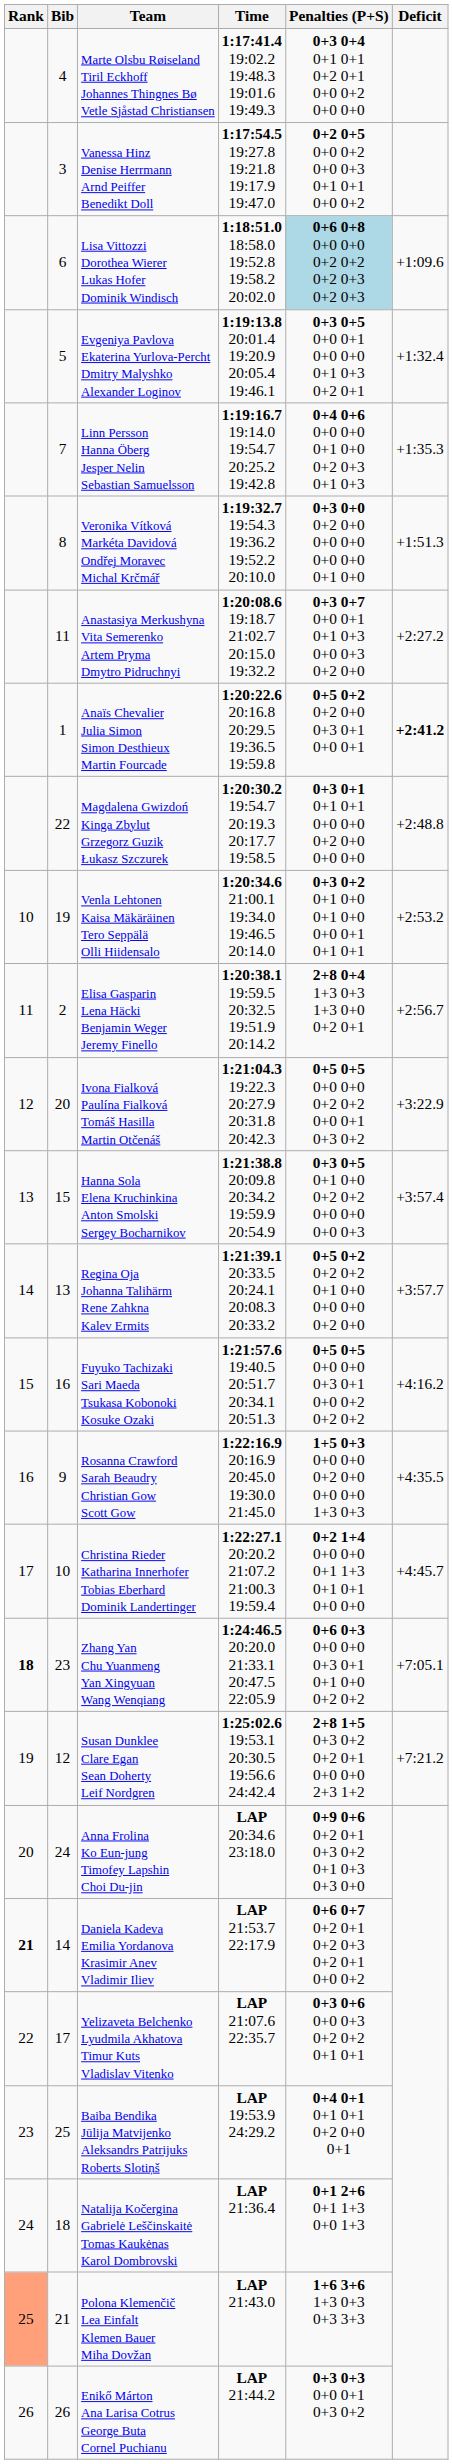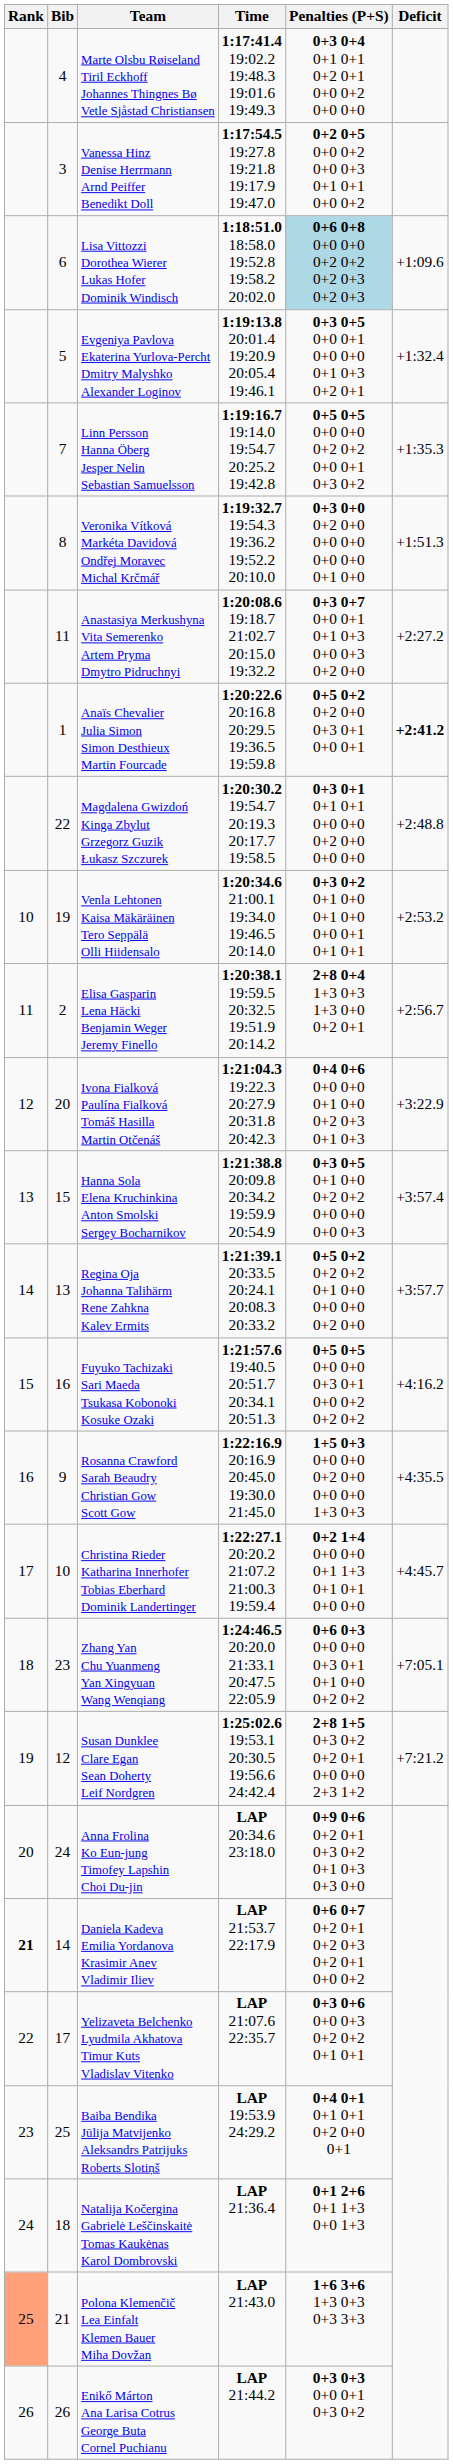(339, 449) 0+4 0+6 0+0 0+0 0+1 0+0 0+2 0+3 0+1 0+3 -> (339, 449) 0+5 0+5 0+0 0+0 0+2 0+2 0+0 0+1 0+3 0+2
(339, 1103) 0+5 0+5 0+0 0+0 0+2 0+2 0+0 0+1 0+3 0+2 -> (339, 1103) 0+4 0+6 0+0 0+0 0+1 0+0 0+2 0+3 0+1 0+3
(26, 1664) bold -> (26, 1664) normal
